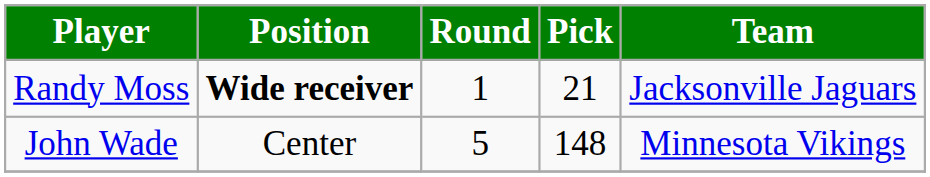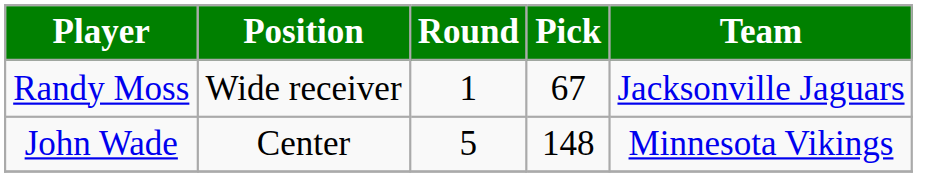(309, 87) bold -> (304, 87) normal
(580, 87) 21 -> (568, 87) 67
